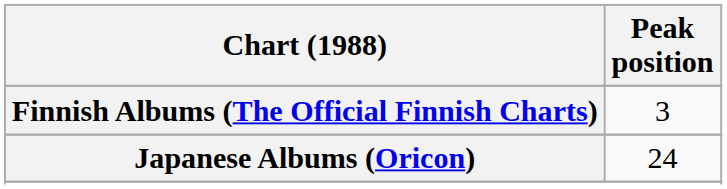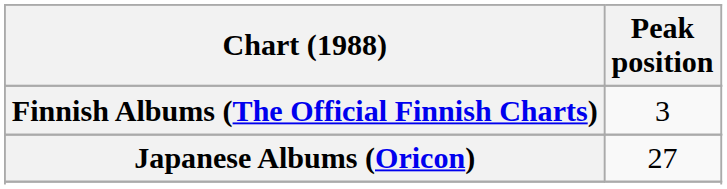(663, 157) 24 -> (663, 157) 27
